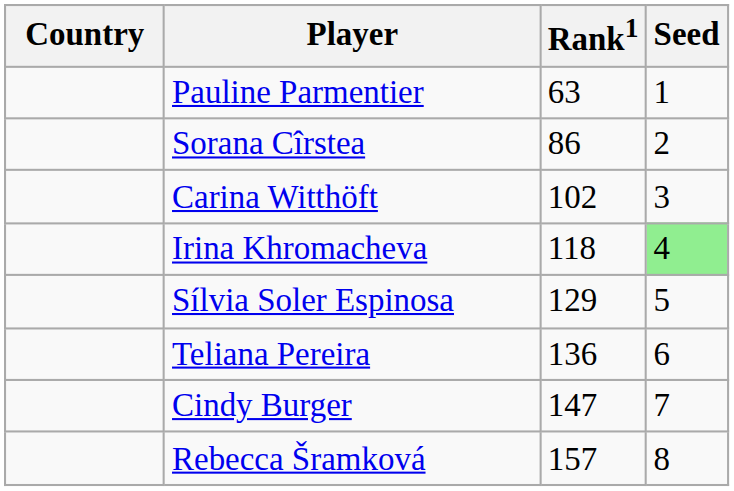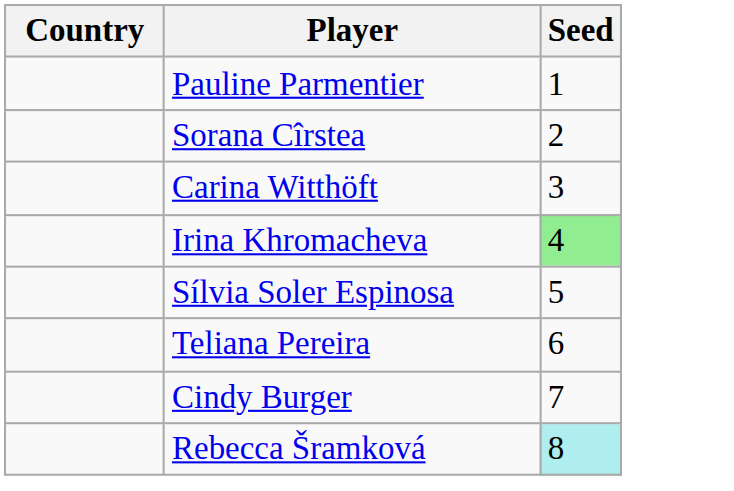- column: (593, 35)
(662, 457) no background -> (556, 448) paleturquoise background
